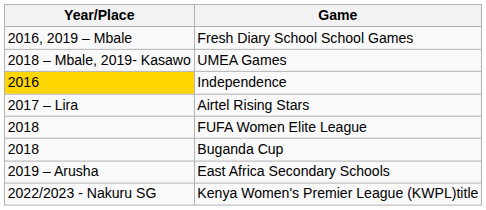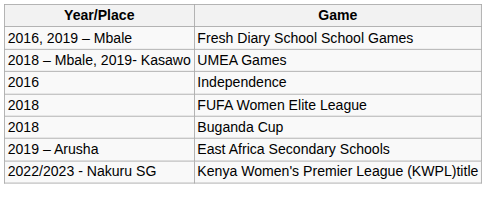(23, 82) gold background -> (23, 82) no background
- row: (253, 104)
